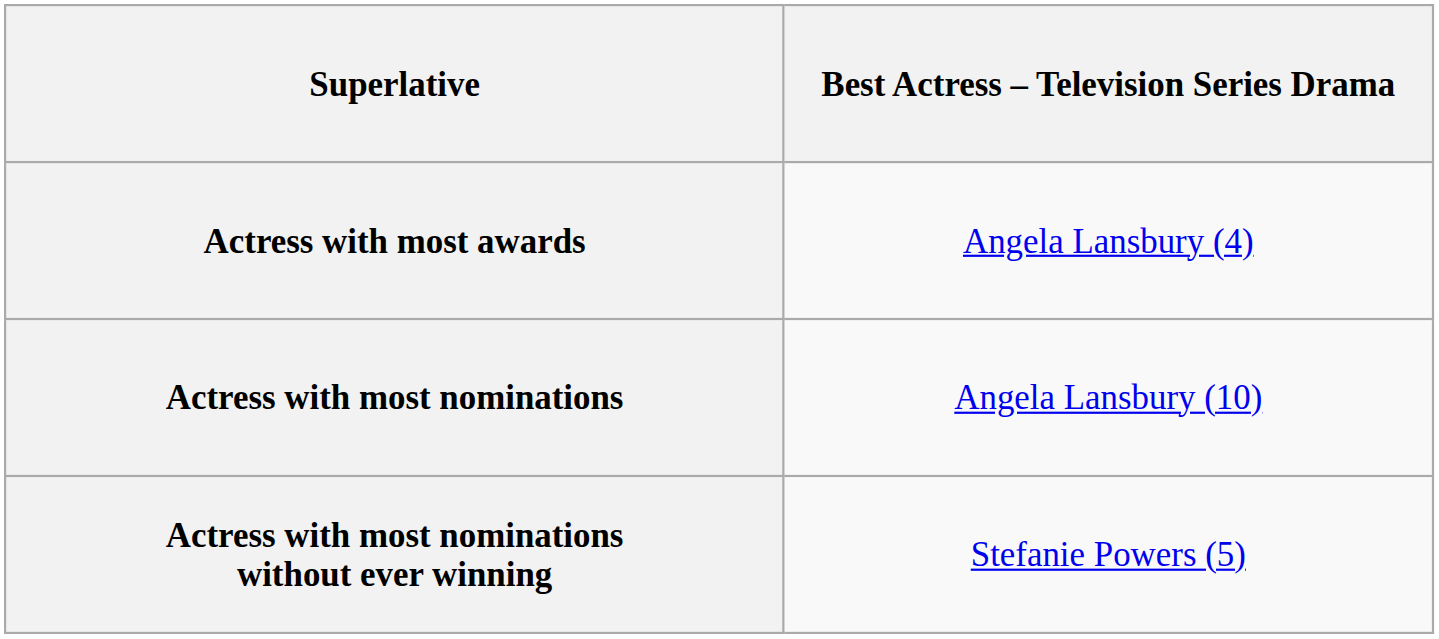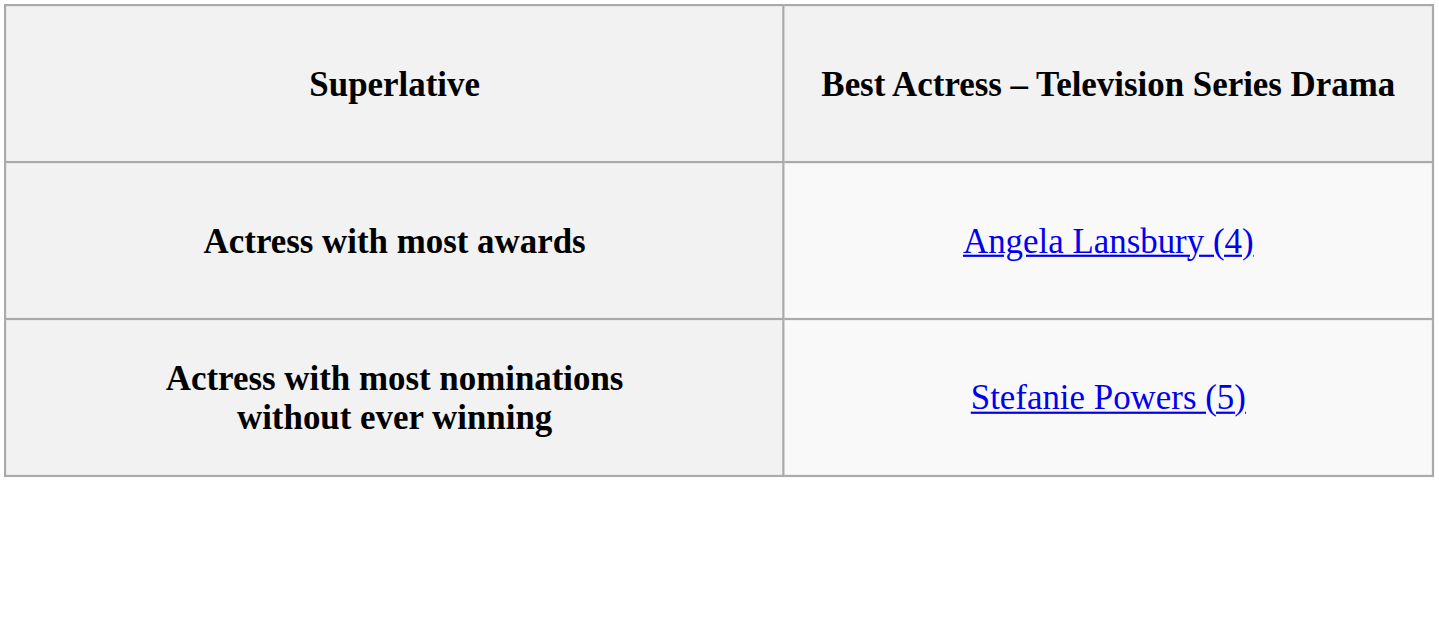- row: (395, 396)
